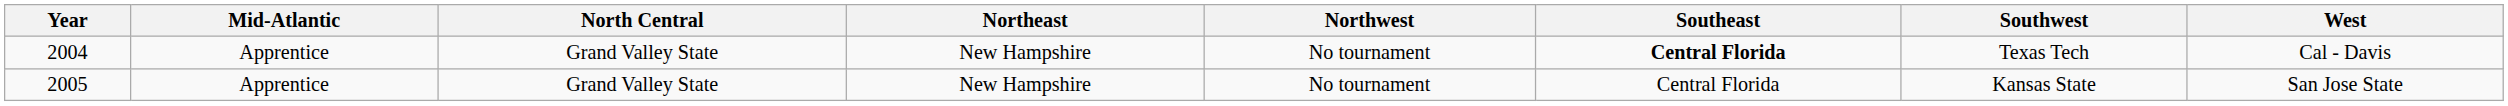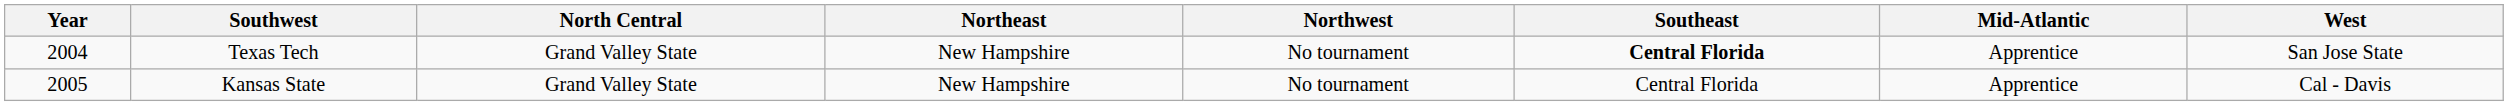columns swapped: (284, 20) <-> (2044, 20)
(2345, 52) Cal - Davis -> (2345, 52) San Jose State
(2345, 84) San Jose State -> (2345, 84) Cal - Davis
